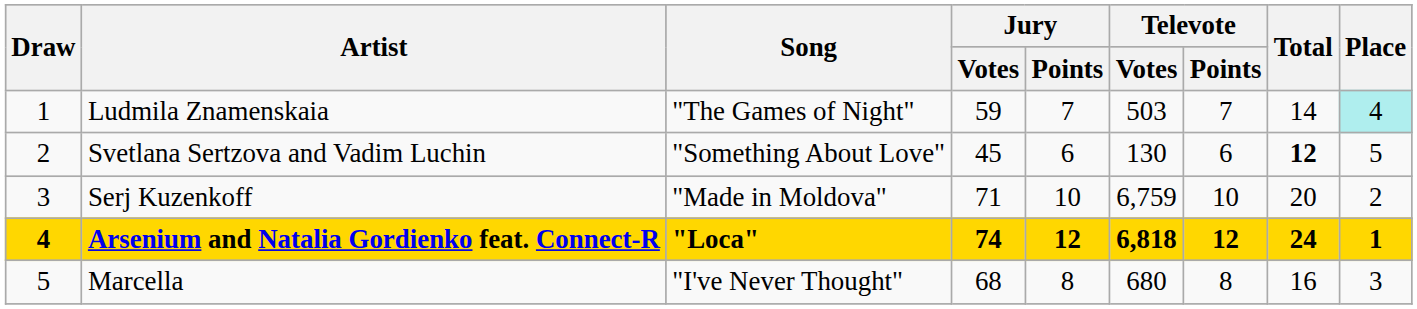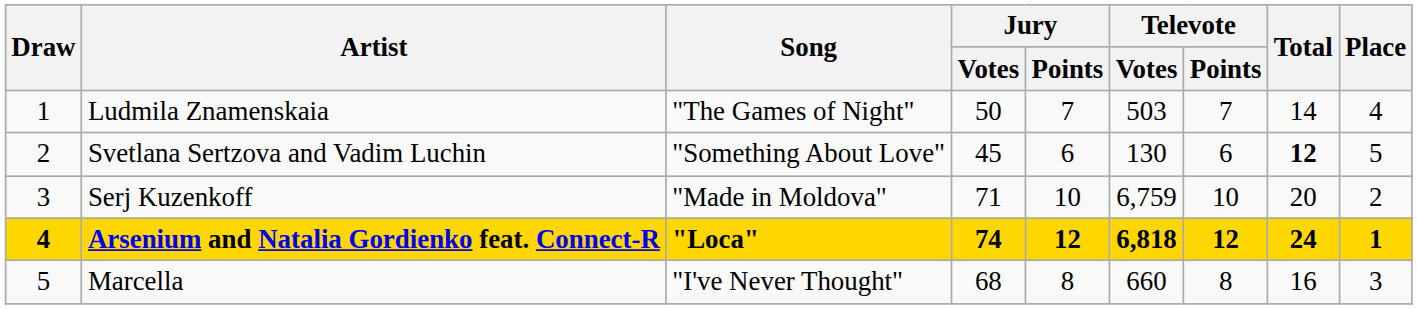(988, 111) 59 -> (988, 111) 50
(1376, 111) paleturquoise background -> (1376, 111) no background
(1147, 281) 680 -> (1147, 281) 660
